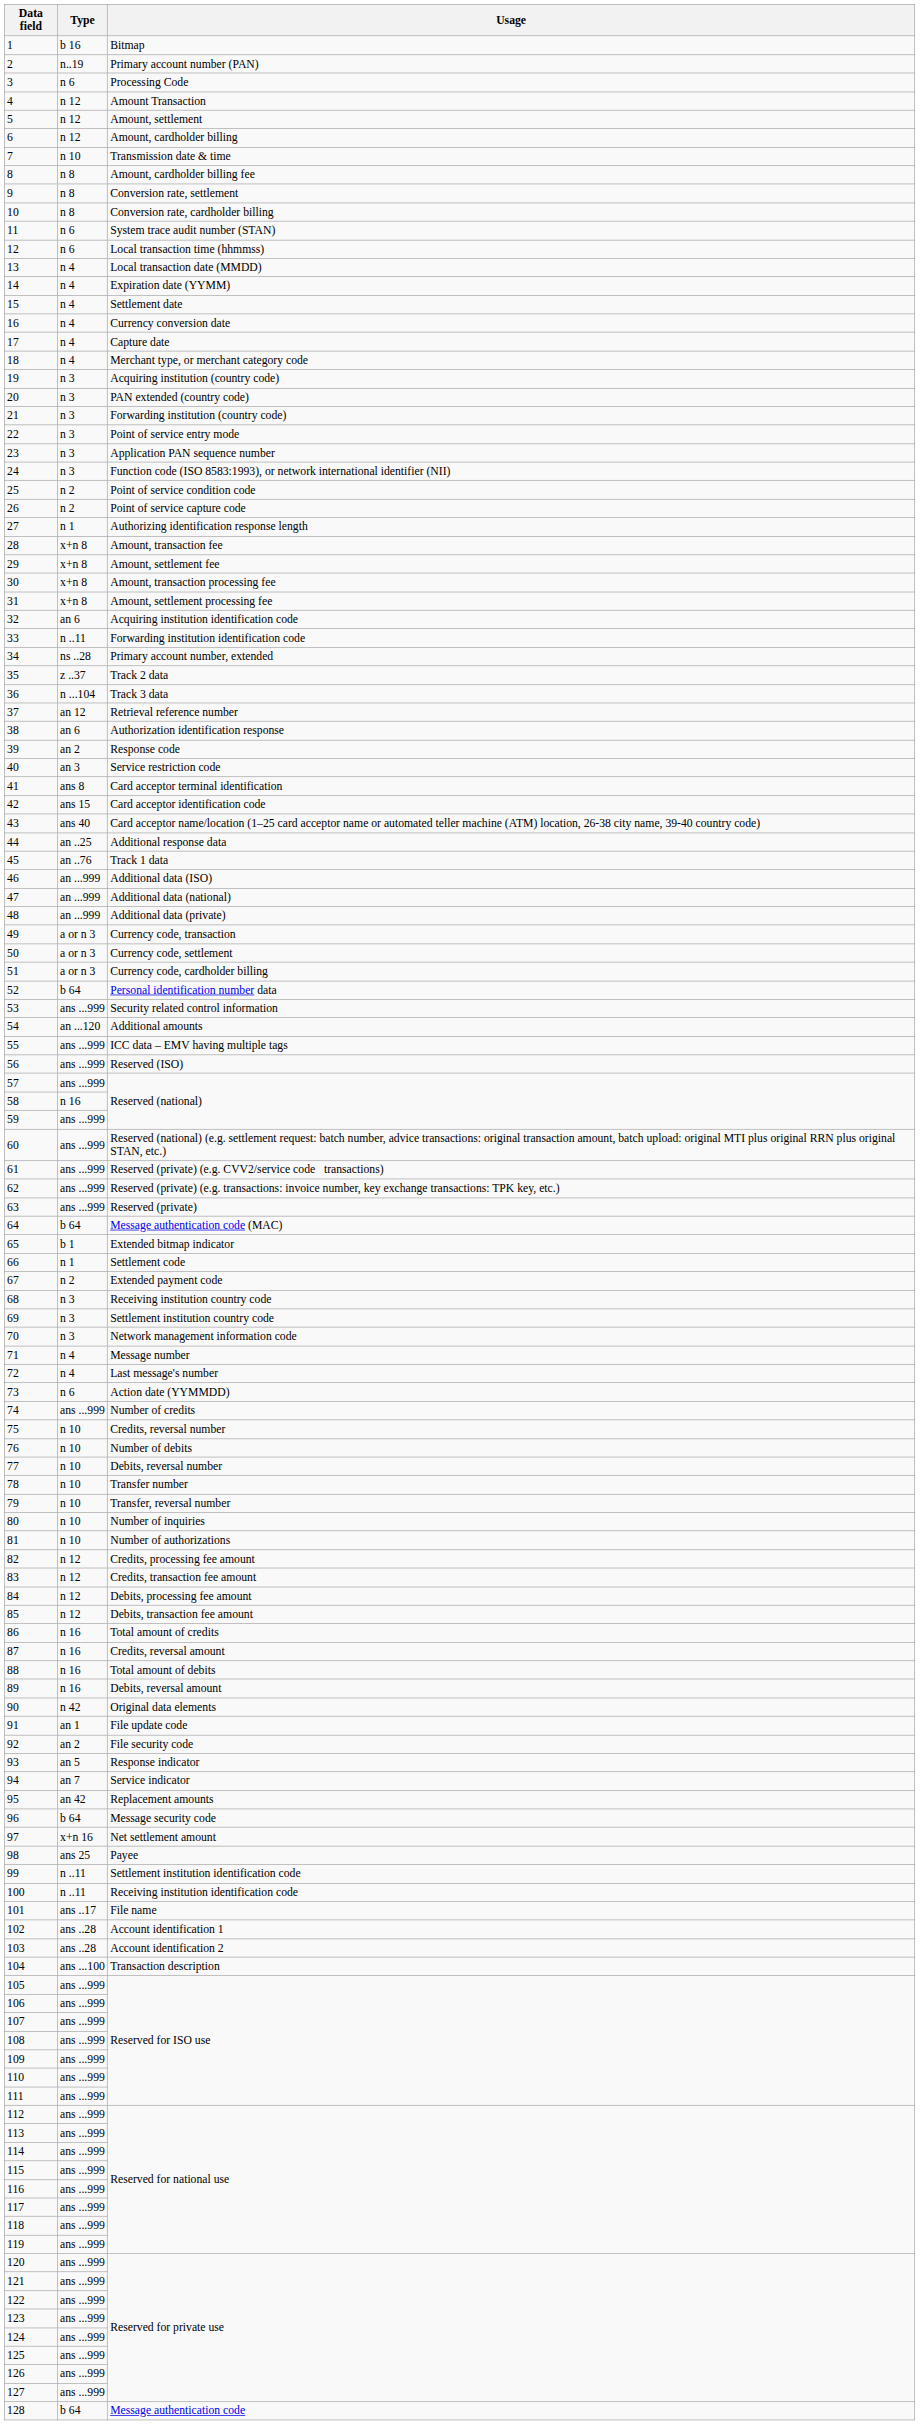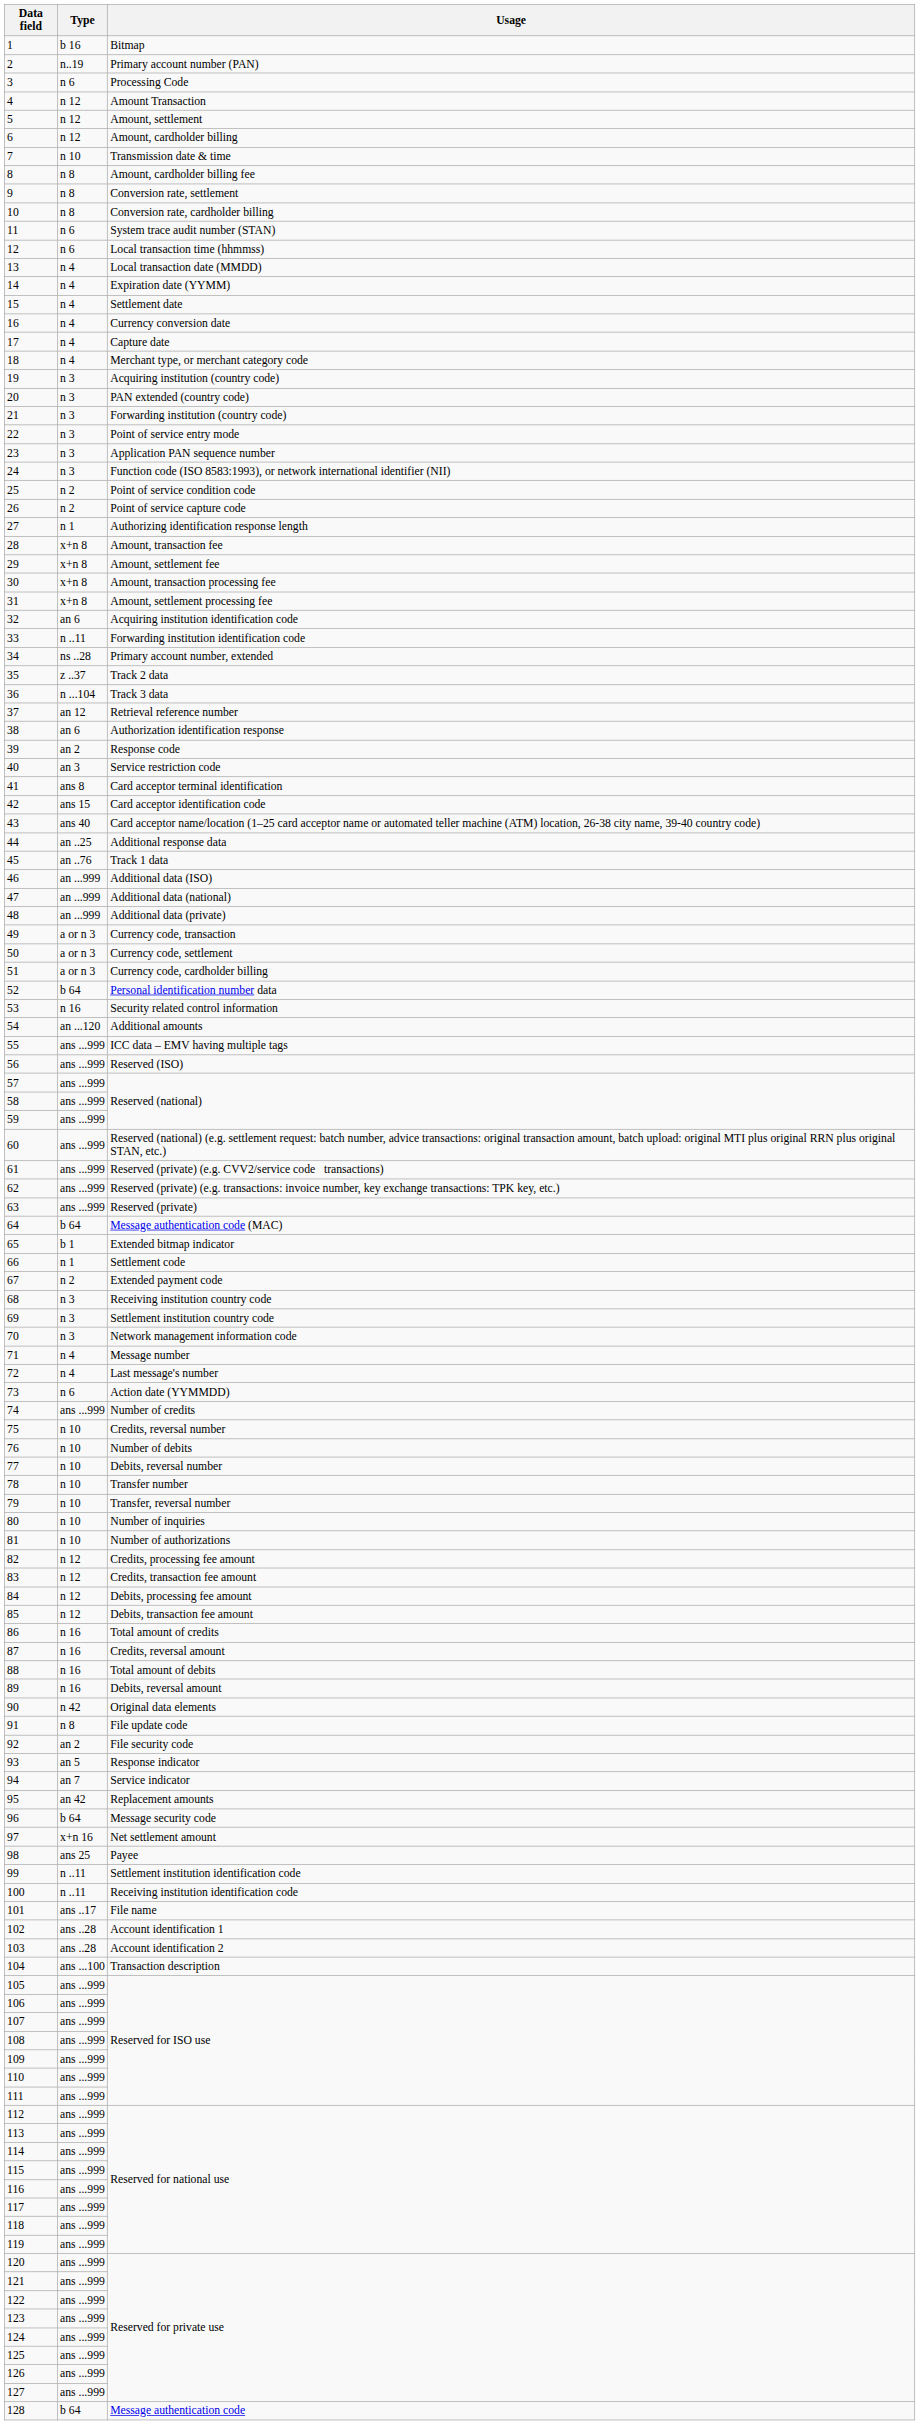(82, 1008) ans ...999 -> (70, 1008) n 16
(70, 1101) n 16 -> (82, 1101) ans ...999
(70, 1725) an 1 -> (67, 1725) n 8
